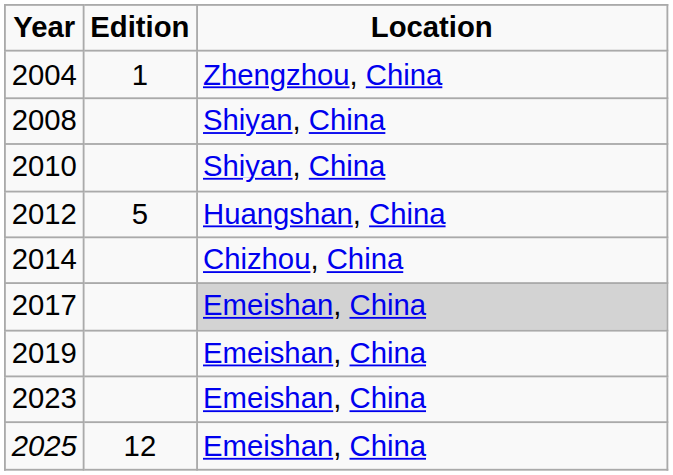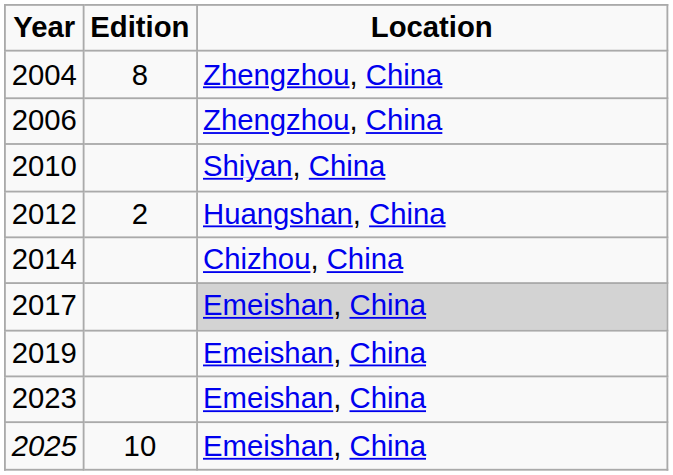(140, 74) 1 -> (140, 74) 8
+ row: (44, 120)
- row: (44, 120)
(140, 213) 5 -> (140, 213) 2
(140, 445) 12 -> (140, 445) 10
